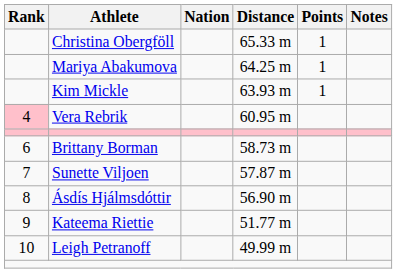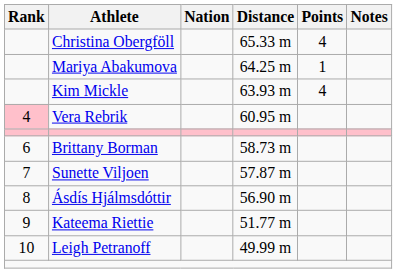(322, 41) 1 -> (322, 41) 4
(322, 91) 1 -> (322, 91) 4
